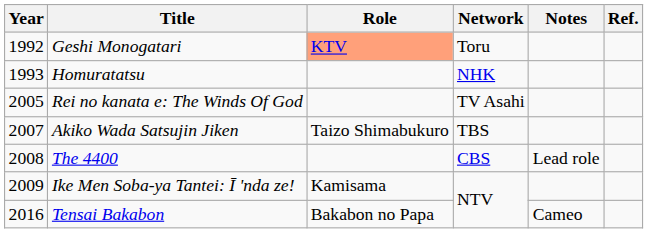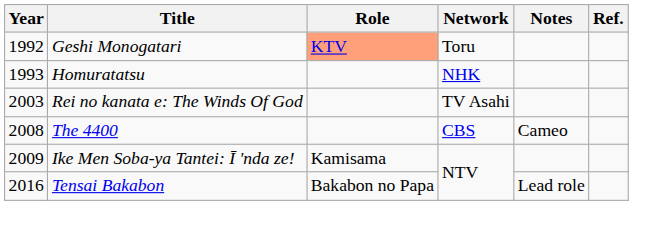(26, 102) 2005 -> (26, 102) 2003
- row: (145, 130)
(566, 158) Lead role -> (543, 130) Cameo
(558, 213) Cameo -> (551, 185) Lead role
